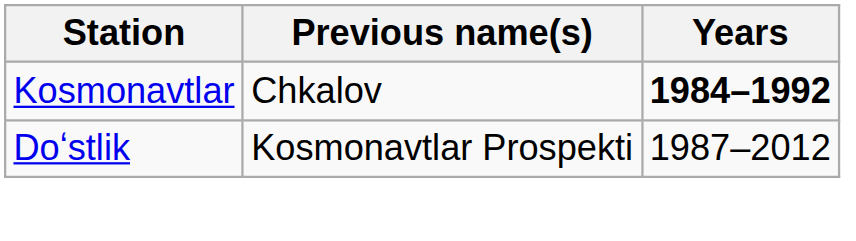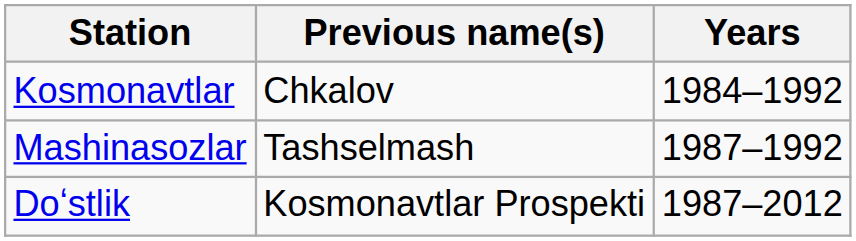(740, 90) bold -> (752, 90) normal
+ row: (130, 147)
